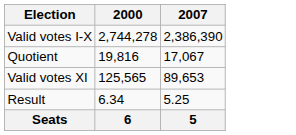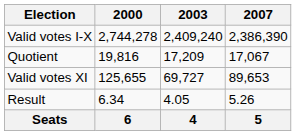+ column: (193, 15)
(122, 78) 125,565 -> (122, 78) 125,655
(176, 99) 5.25 -> (242, 99) 5.26
